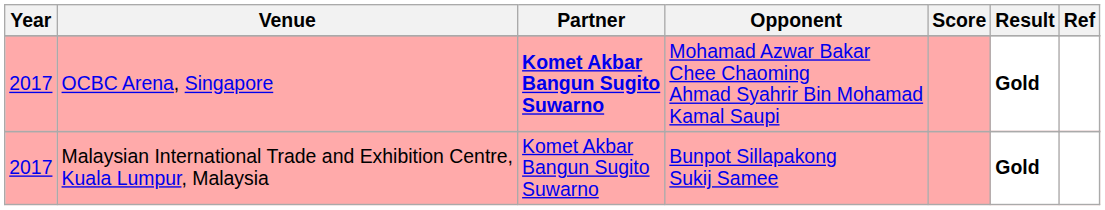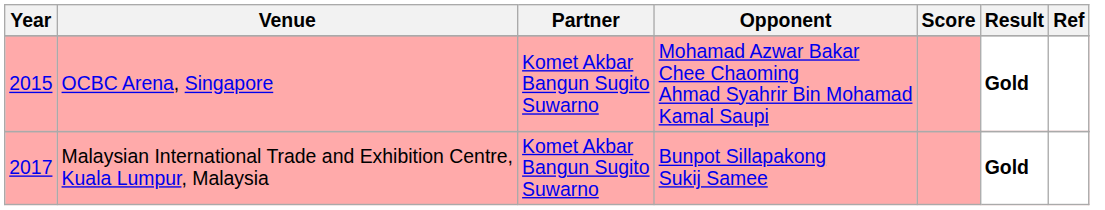(31, 84) 2017 -> (31, 84) 2015
(591, 84) bold -> (586, 84) normal
